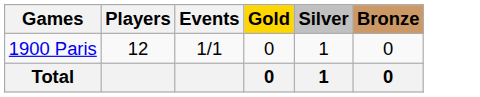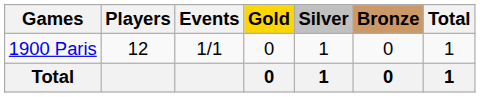+ column: (449, 19)
